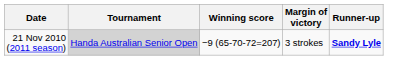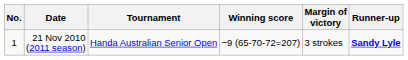+ column: (14, 17)
(134, 43) lightgrey background -> (154, 43) no background
